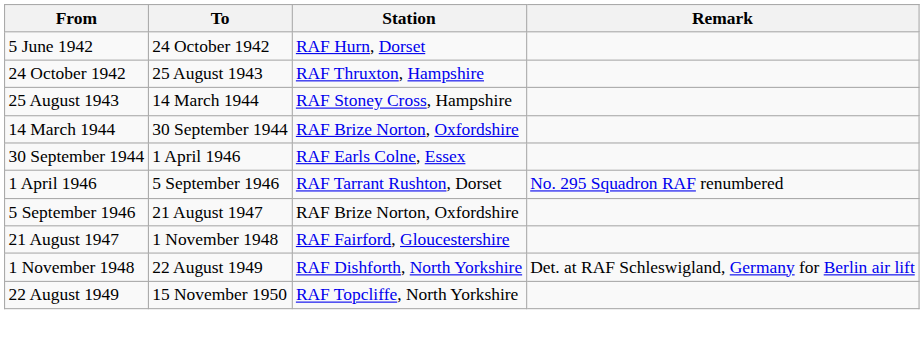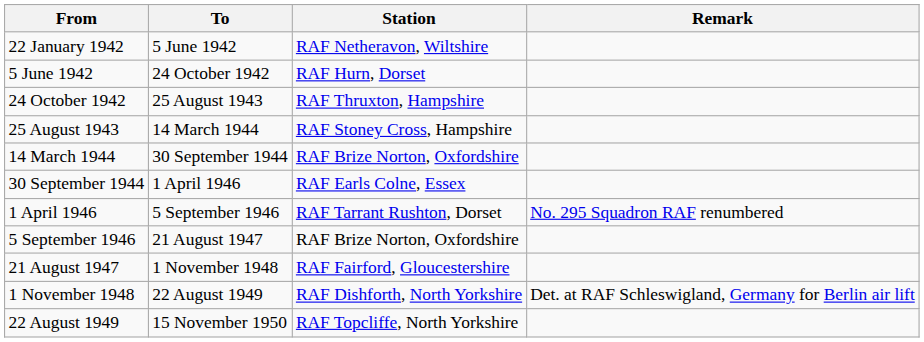+ row: (66, 45)
